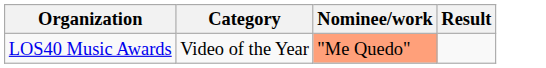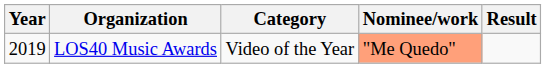+ column: (27, 19)
